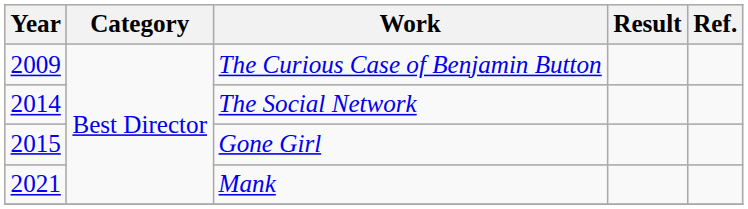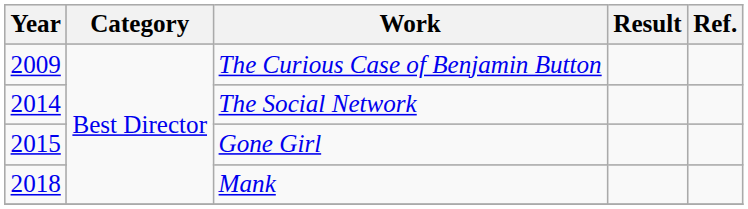(36, 183) 2021 -> (36, 183) 2018
